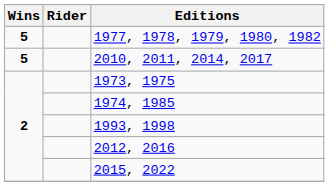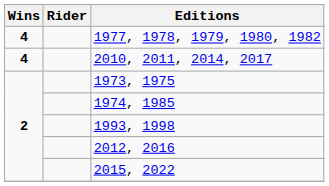(24, 38) 5 -> (24, 38) 4
(24, 60) 5 -> (24, 60) 4
